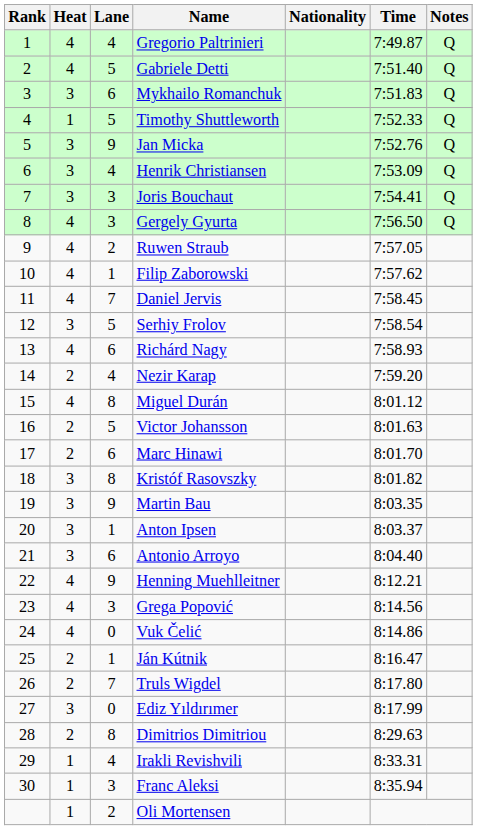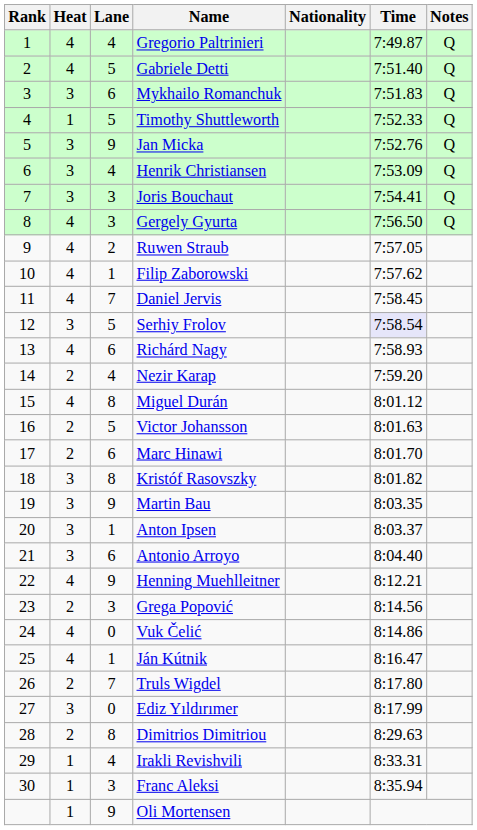(398, 324) no background -> (398, 324) lavender background
(70, 606) 4 -> (70, 606) 2
(70, 658) 2 -> (70, 658) 4
(112, 811) 2 -> (112, 811) 9
